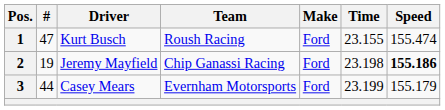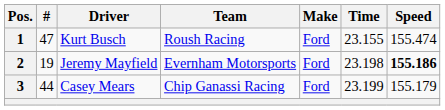(224, 63) Chip Ganassi Racing -> (230, 63) Evernham Motorsports
(230, 87) Evernham Motorsports -> (224, 87) Chip Ganassi Racing
